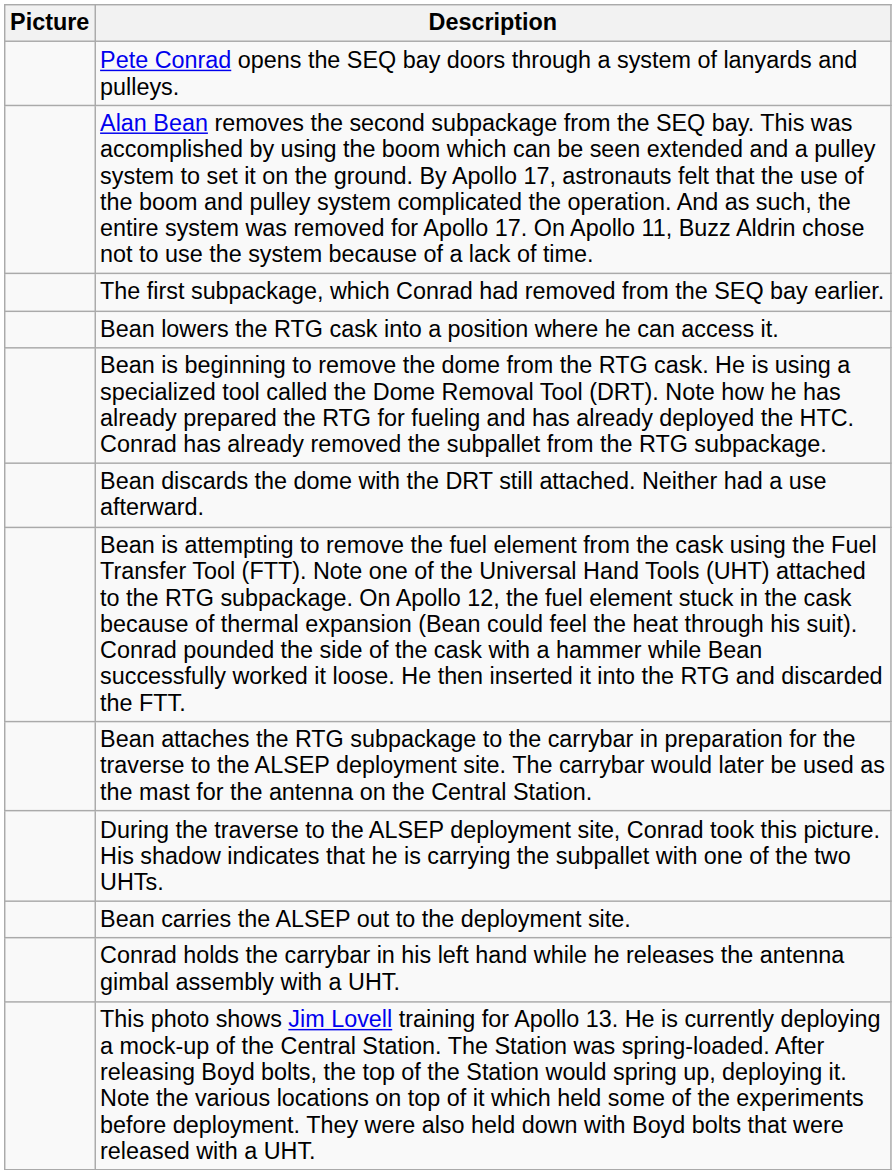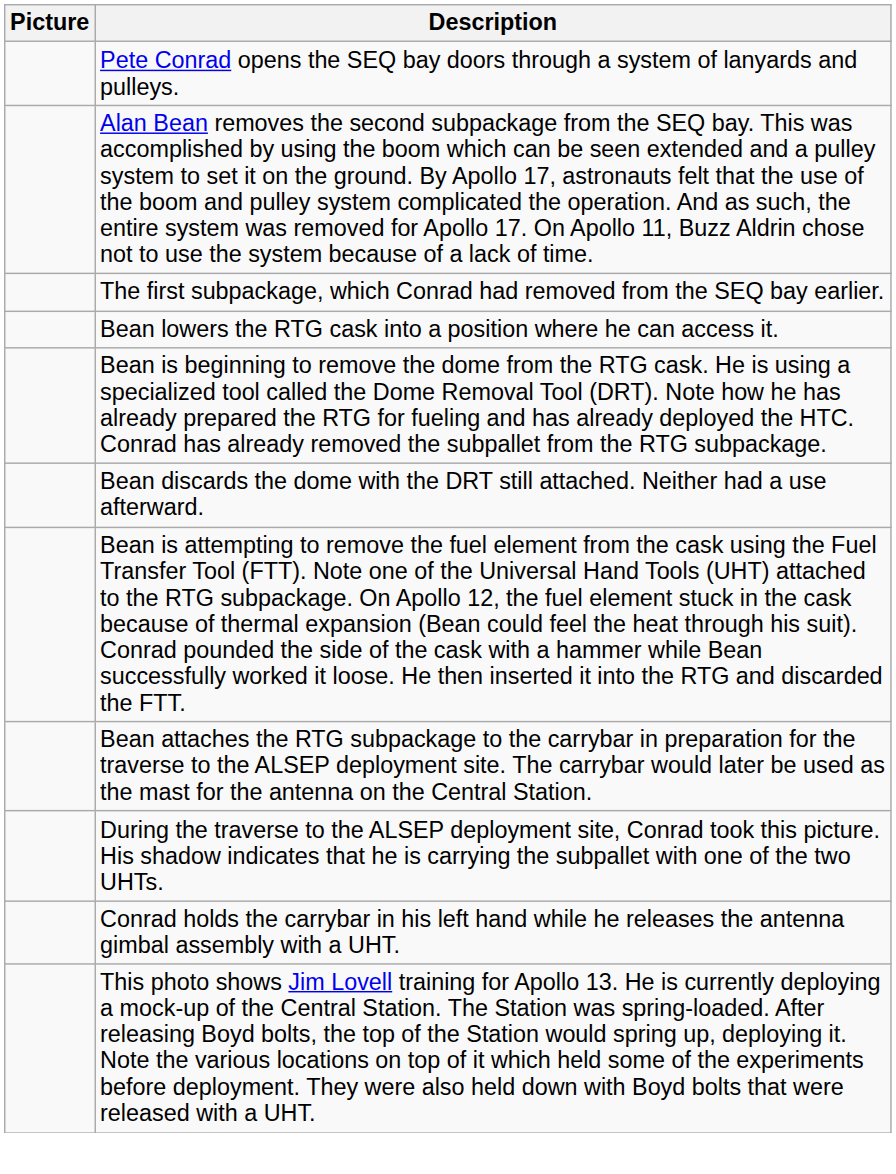- row: (365, 919)
